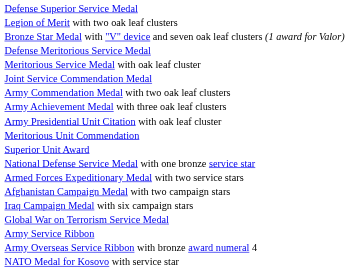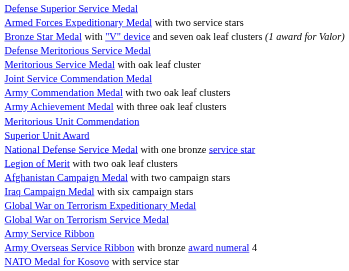rows swapped: (91, 22) <-> (124, 177)
- row: (113, 121)
+ row: (100, 205)
